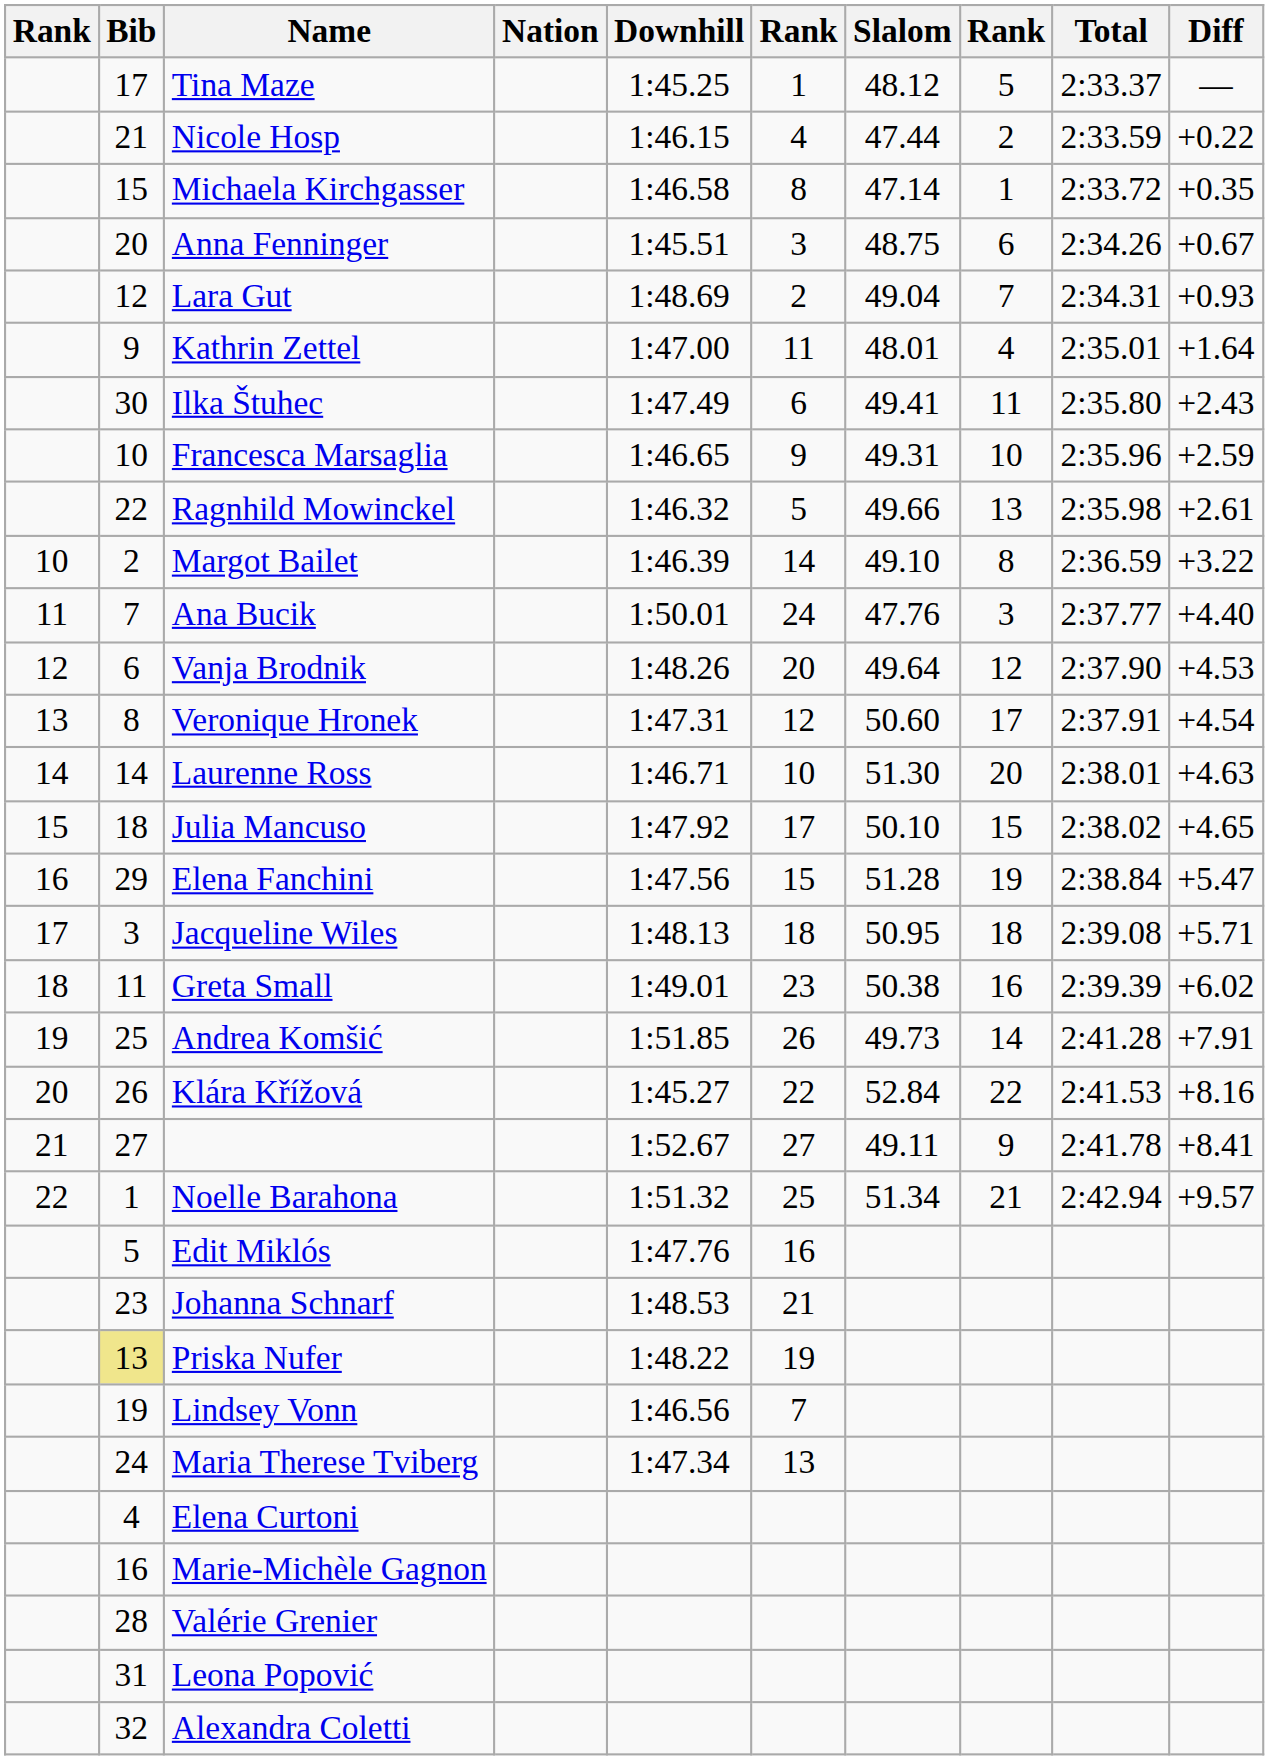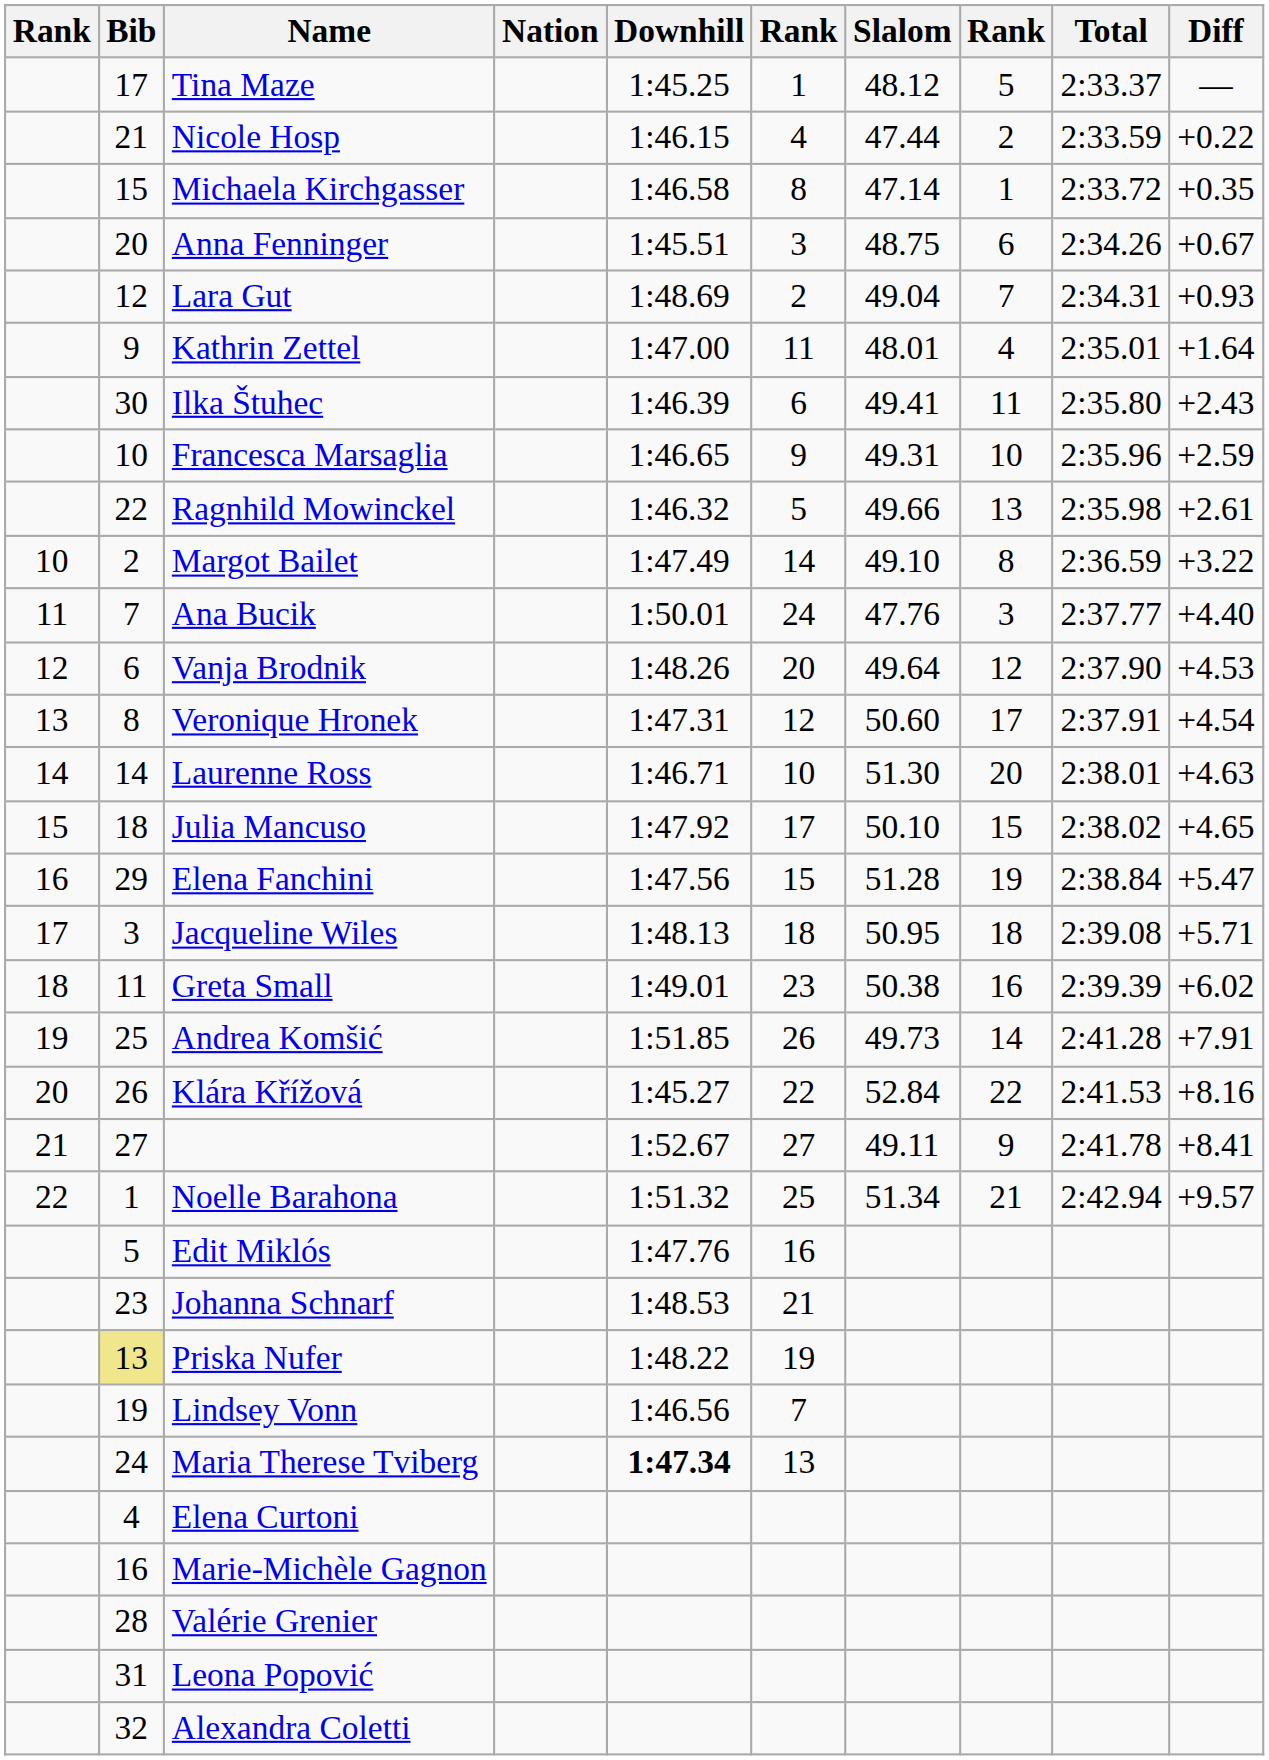(679, 402) 1:47.49 -> (679, 402) 1:46.39
(679, 561) 1:46.39 -> (679, 561) 1:47.49
(679, 1462) normal -> (679, 1462) bold
